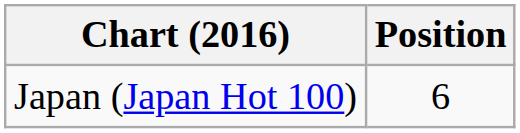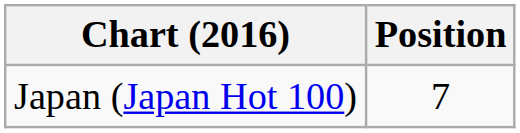(441, 95) 6 -> (441, 95) 7
